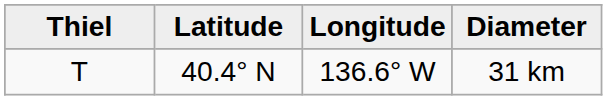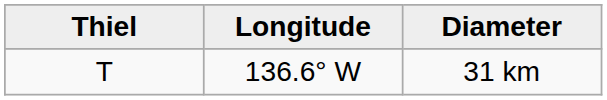- column: (228, 26)
